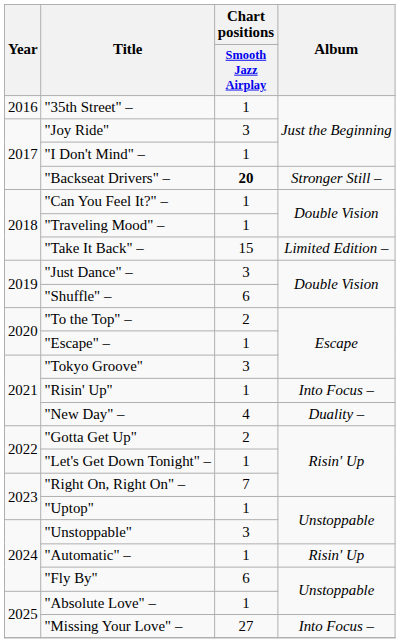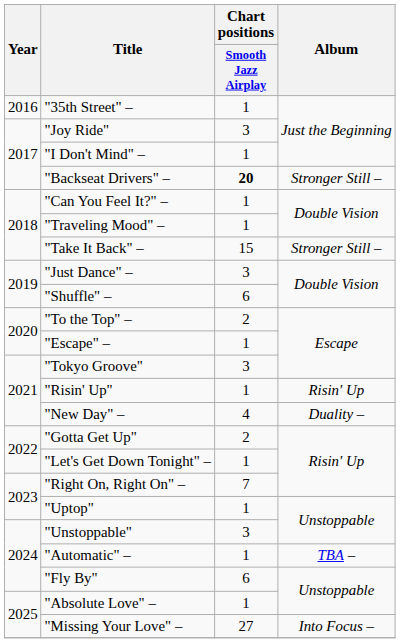(336, 248) Limited Edition – -> (336, 248) Stronger Still –
(336, 390) Into Focus – -> (336, 390) Risin' Up
(336, 555) Risin' Up -> (336, 555) TBA –
